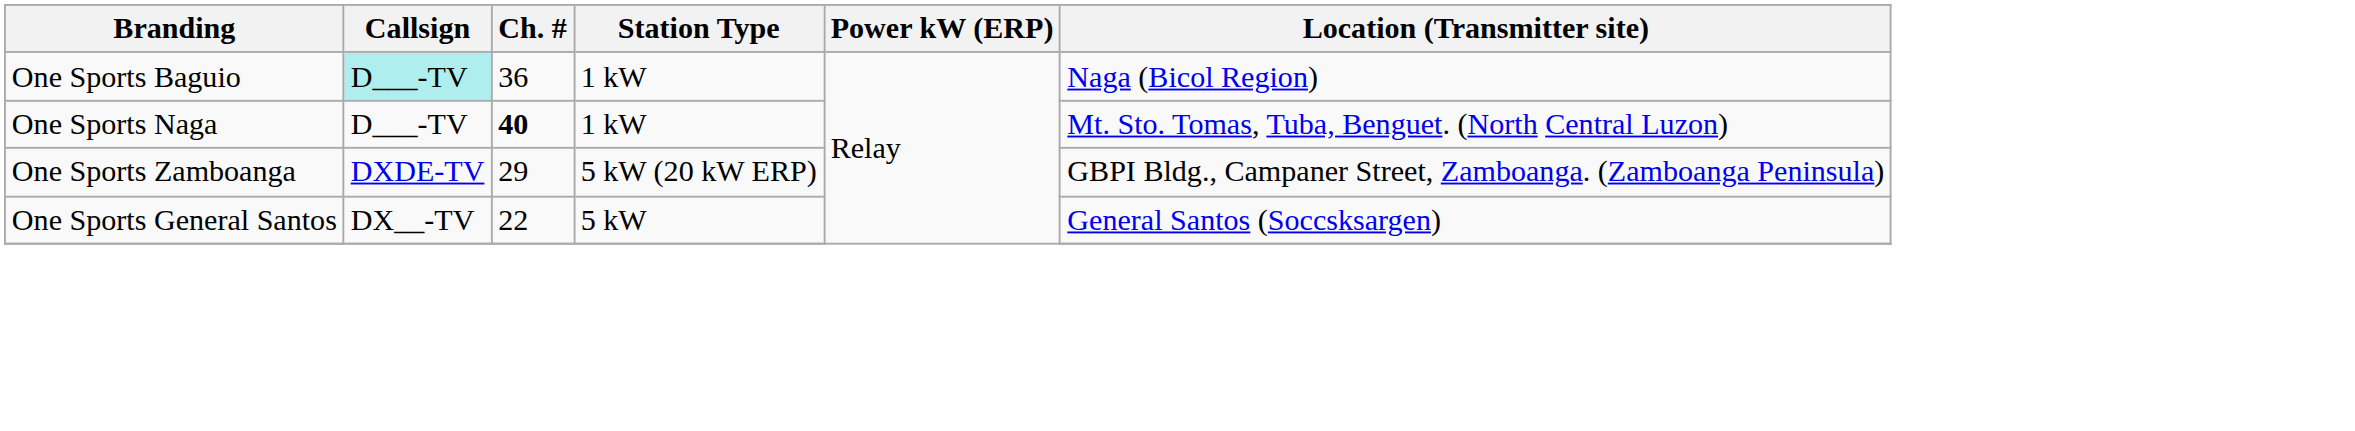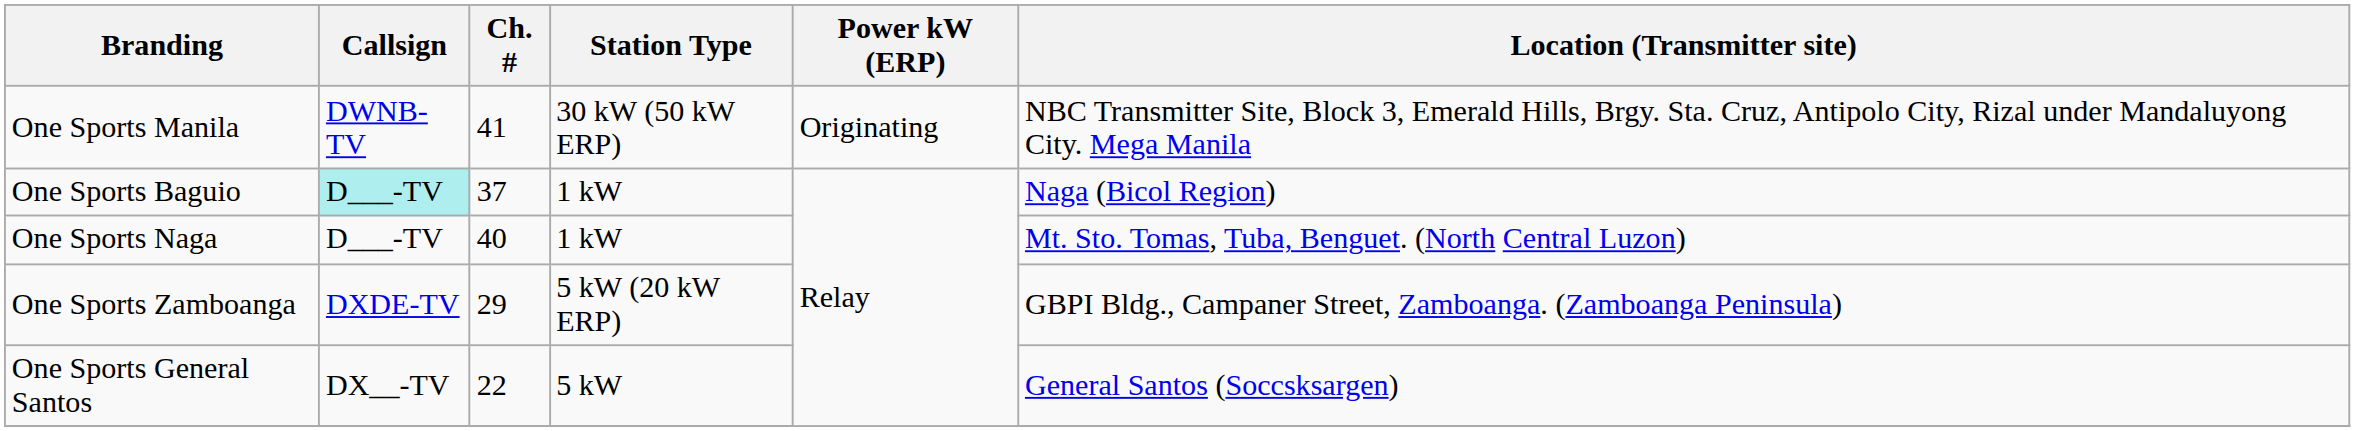+ row: (125, 126)
(513, 76) 36 -> (492, 191) 37
(513, 123) bold -> (492, 239) normal
